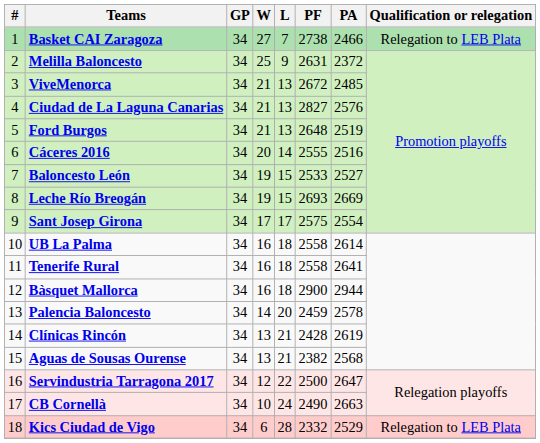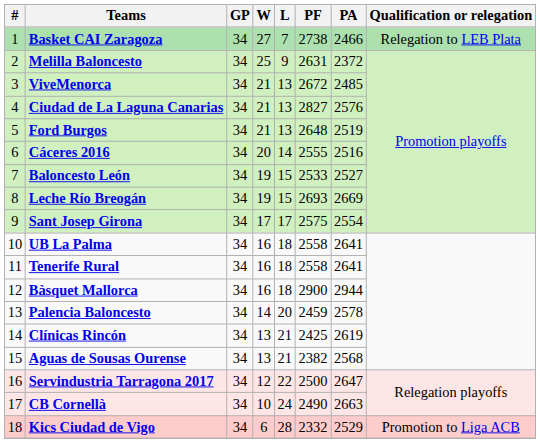(348, 244) 2614 -> (348, 244) 2641
(313, 335) 2428 -> (313, 335) 2425
(451, 426) Relegation to LEB Plata -> (451, 426) Promotion to Liga ACB
